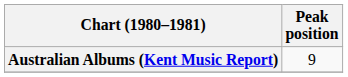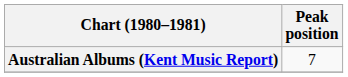(312, 59) 9 -> (312, 59) 7
